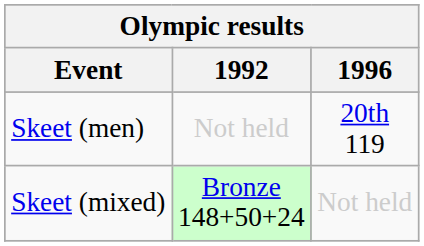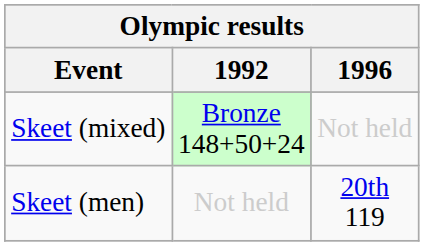rows swapped: (88, 202) <-> (78, 128)
